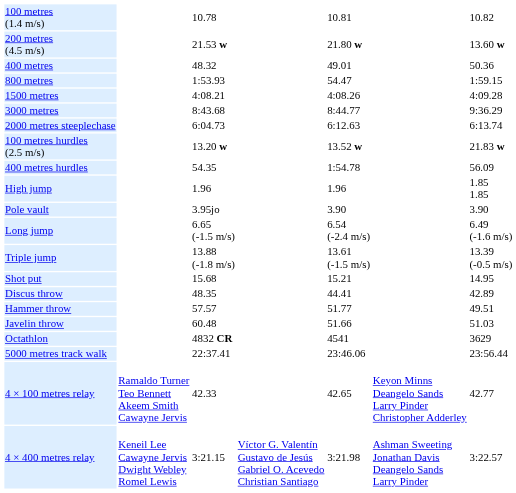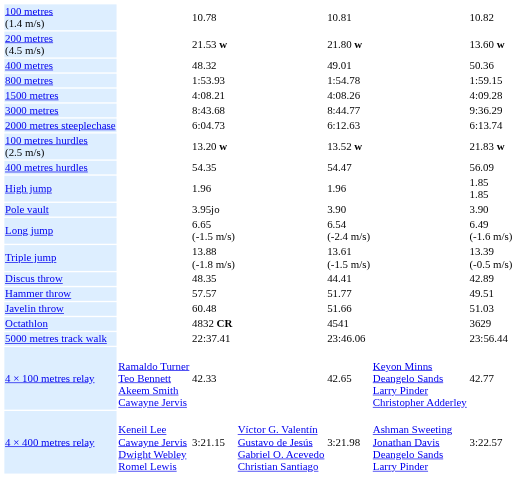(339, 80) 54.47 -> (344, 80) 1:54.78
(344, 167) 1:54.78 -> (339, 167) 54.47
- row: (23, 279)
